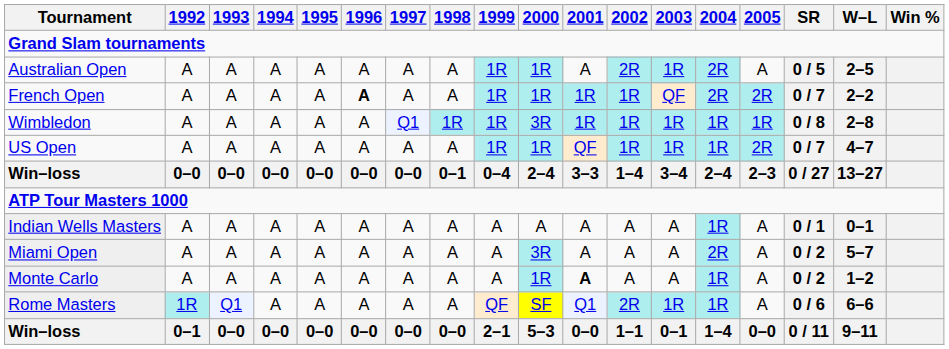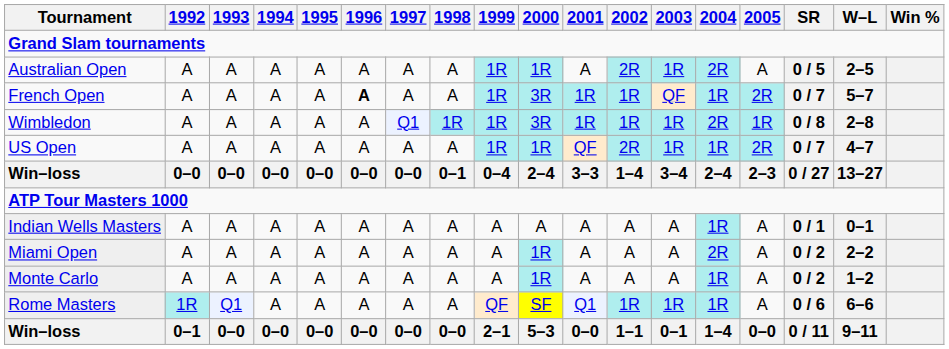(541, 95) 1R -> (541, 95) 3R
(718, 95) 2R -> (718, 95) 1R
(860, 95) 2–2 -> (860, 95) 5–7
(718, 122) 1R -> (718, 122) 2R
(629, 148) 1R -> (629, 148) 2R
(541, 252) 3R -> (541, 252) 1R
(860, 252) 5–7 -> (860, 252) 2–2
(585, 278) bold -> (585, 278) normal
(629, 305) 2R -> (629, 305) 1R
